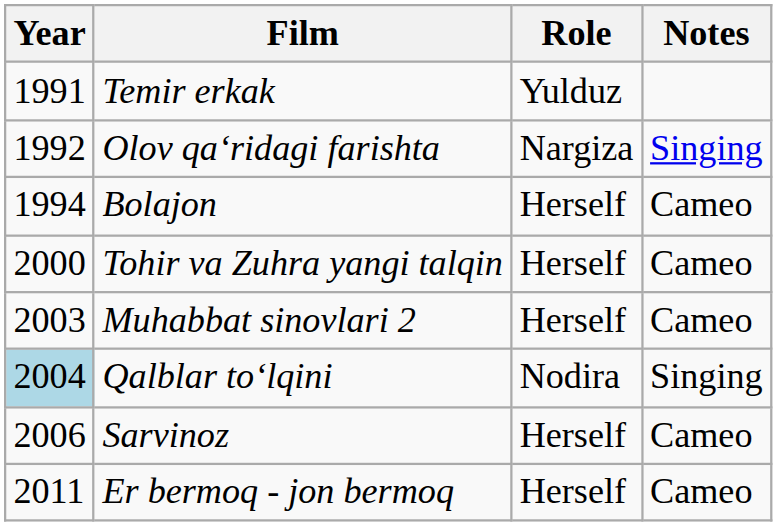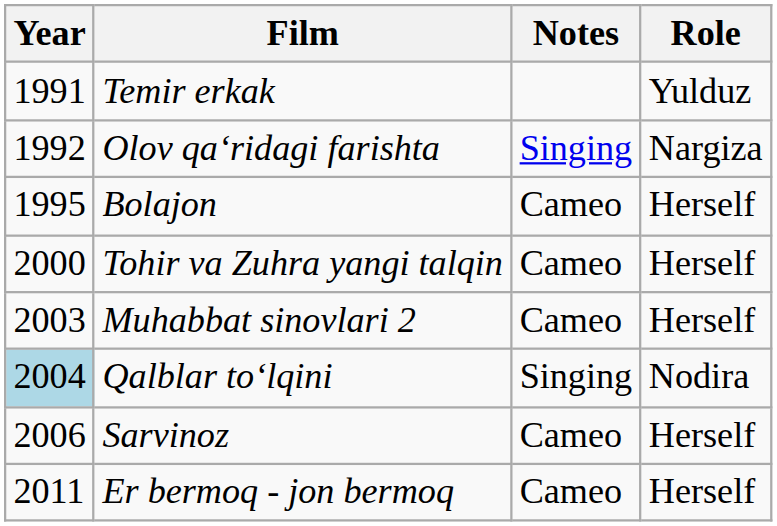columns swapped: (577, 33) <-> (706, 33)
(50, 205) 1994 -> (50, 205) 1995
